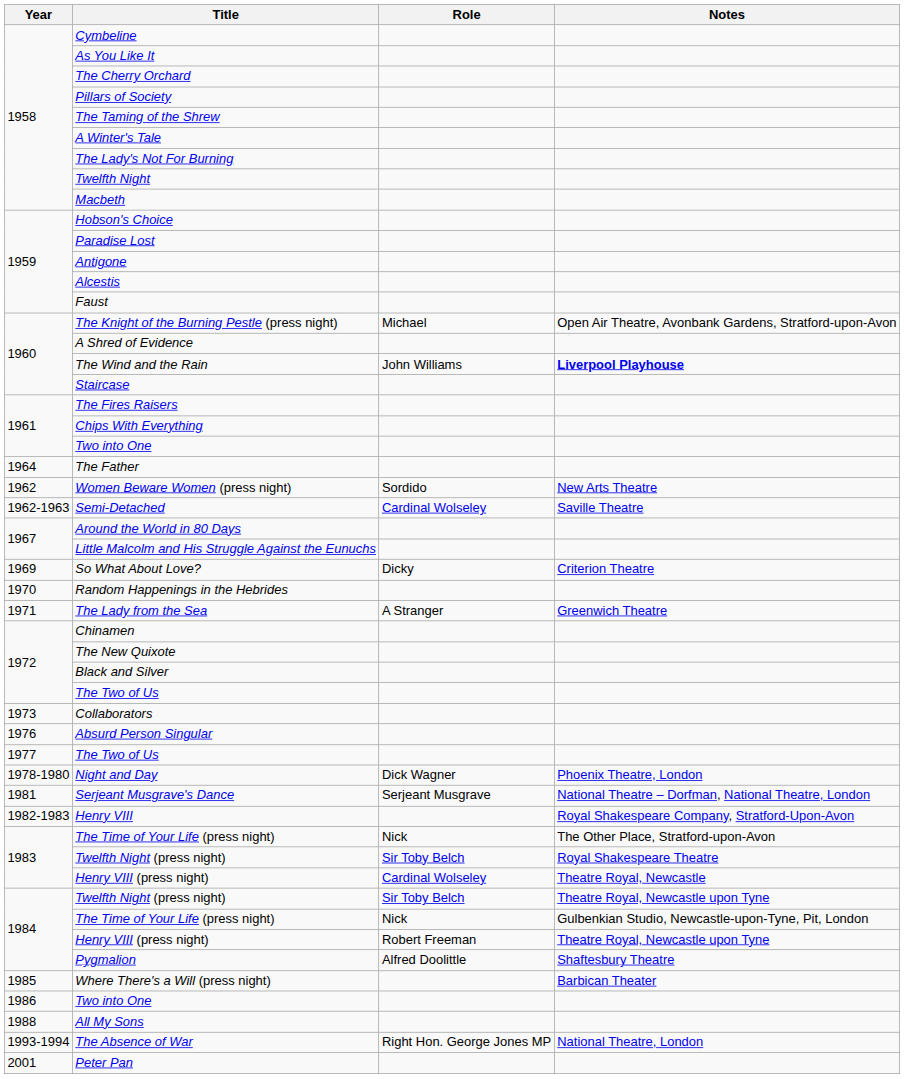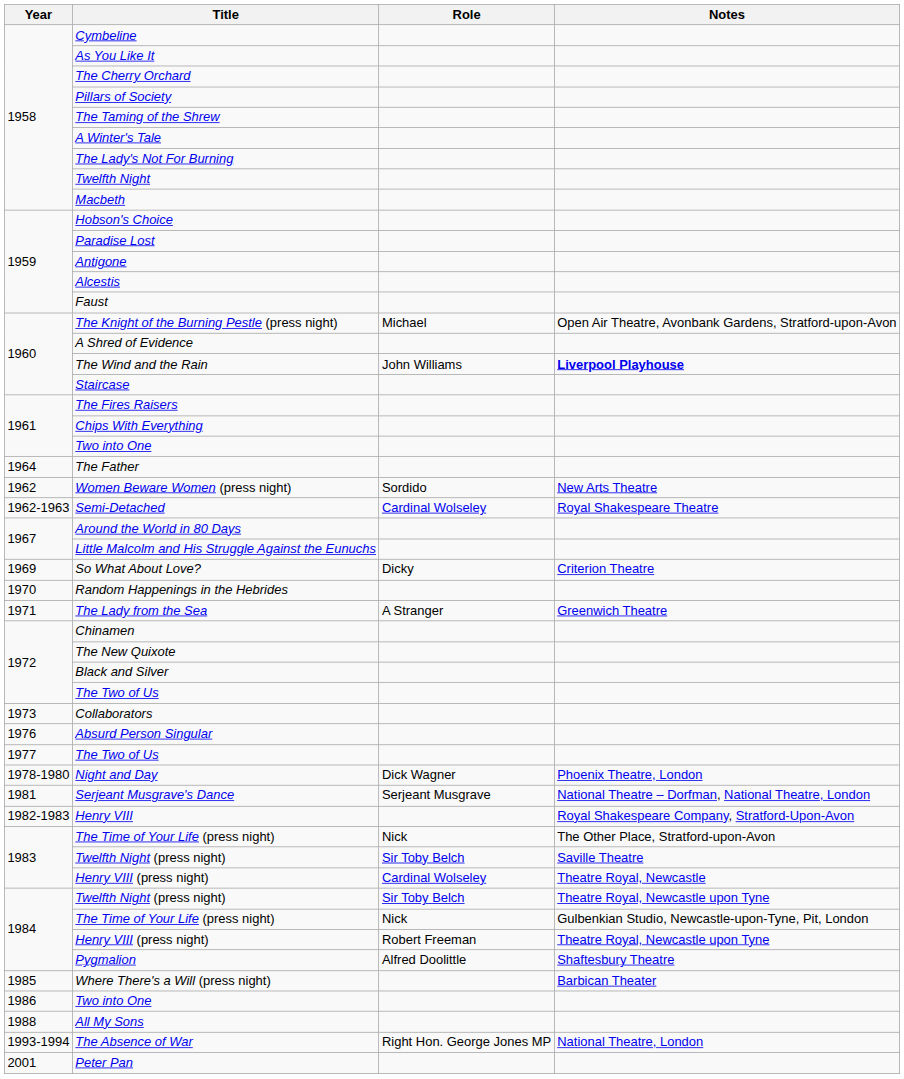(600, 508) Saville Theatre -> (638, 508) Royal Shakespeare Theatre
(638, 857) Royal Shakespeare Theatre -> (600, 857) Saville Theatre
